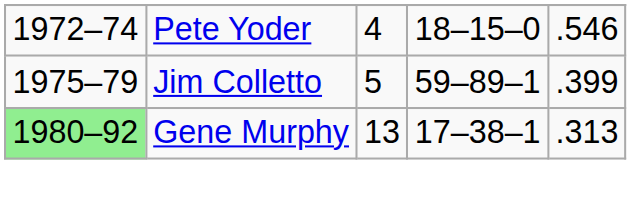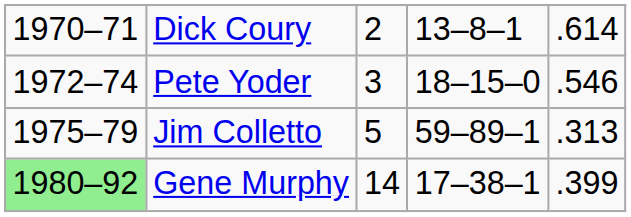+ row: (232, 30)
(373, 30) 4 -> (373, 81) 3
(587, 81) .399 -> (587, 132) .313
(382, 132) 13 -> (382, 183) 14
(587, 132) .313 -> (587, 183) .399
